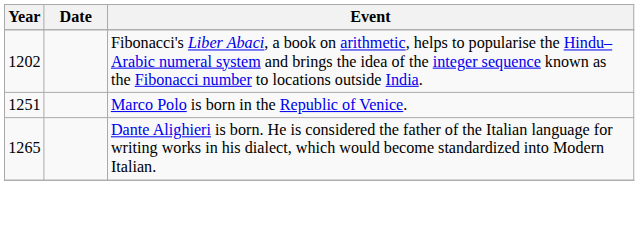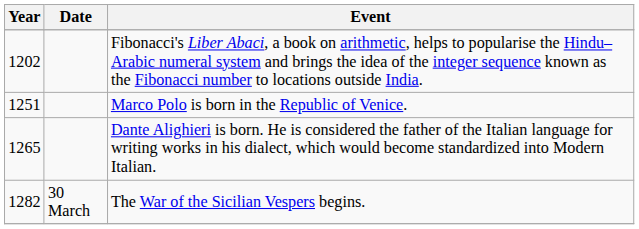+ row: (238, 201)
